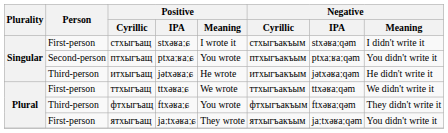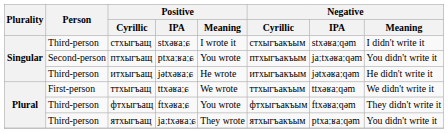(72, 43) First-person -> (73, 43) Third-person
(336, 58) ptxaːʁaːqəm -> (337, 58) jaːtxəʁaːqəm
(72, 120) First-person -> (73, 120) Third-person
(337, 120) jaːtxəʁaːqəm -> (336, 120) ptxaːʁaːqəm
